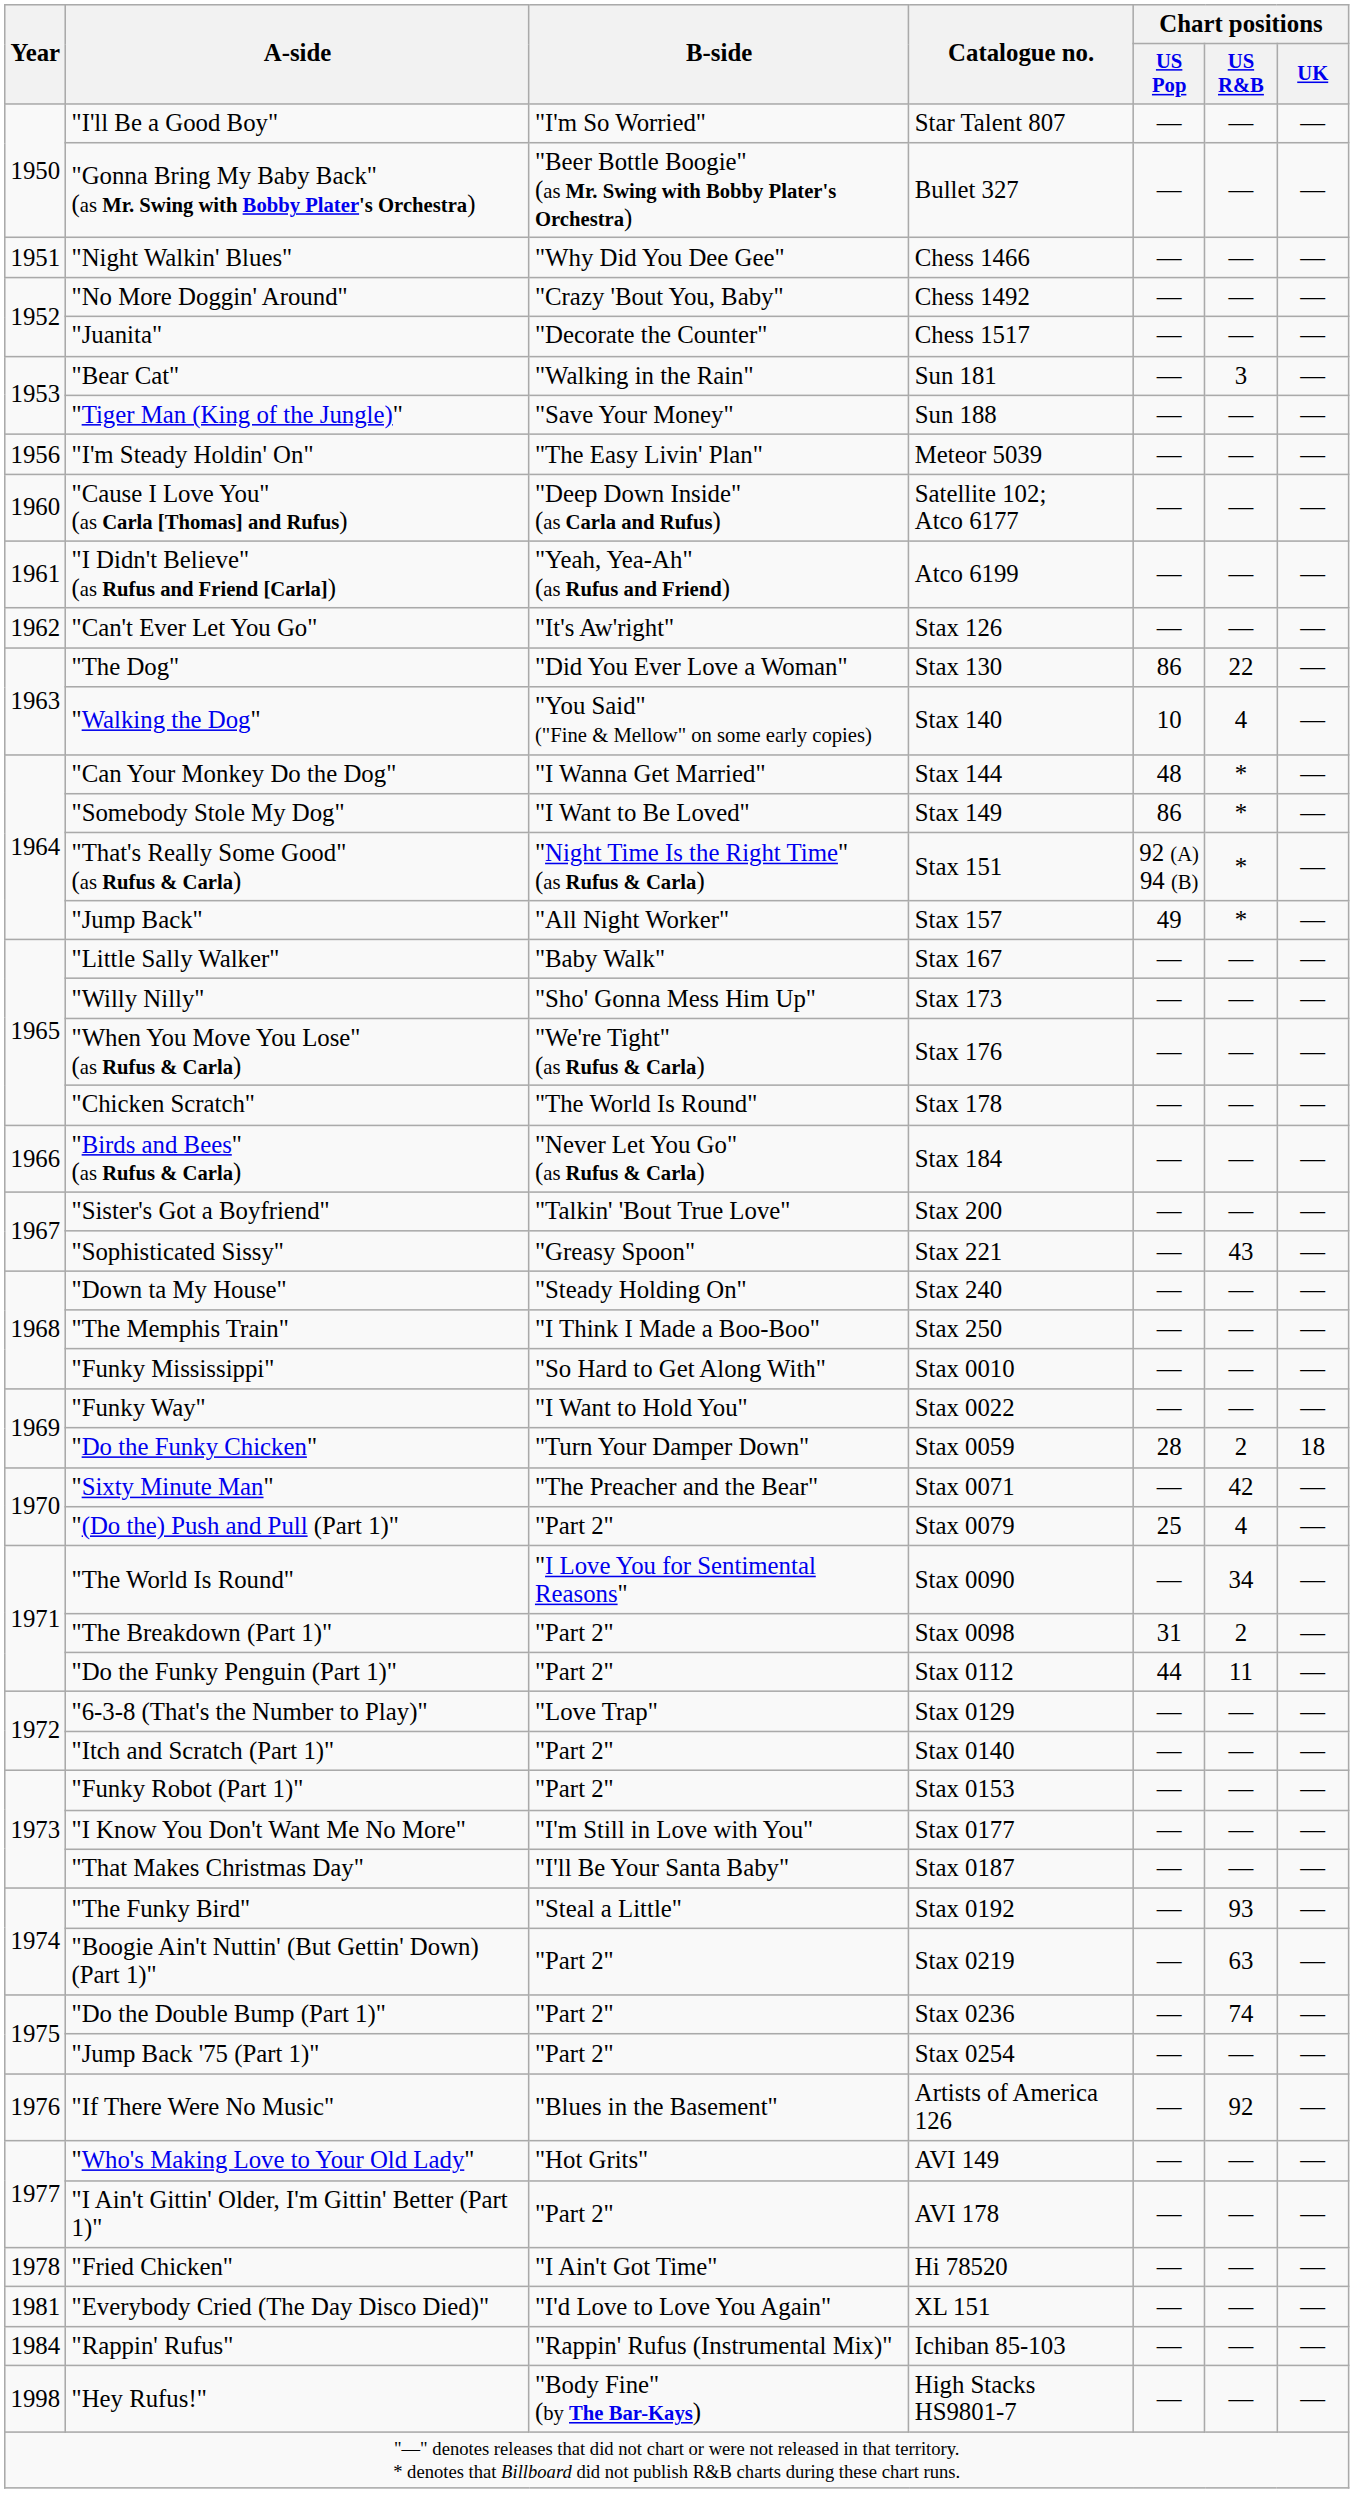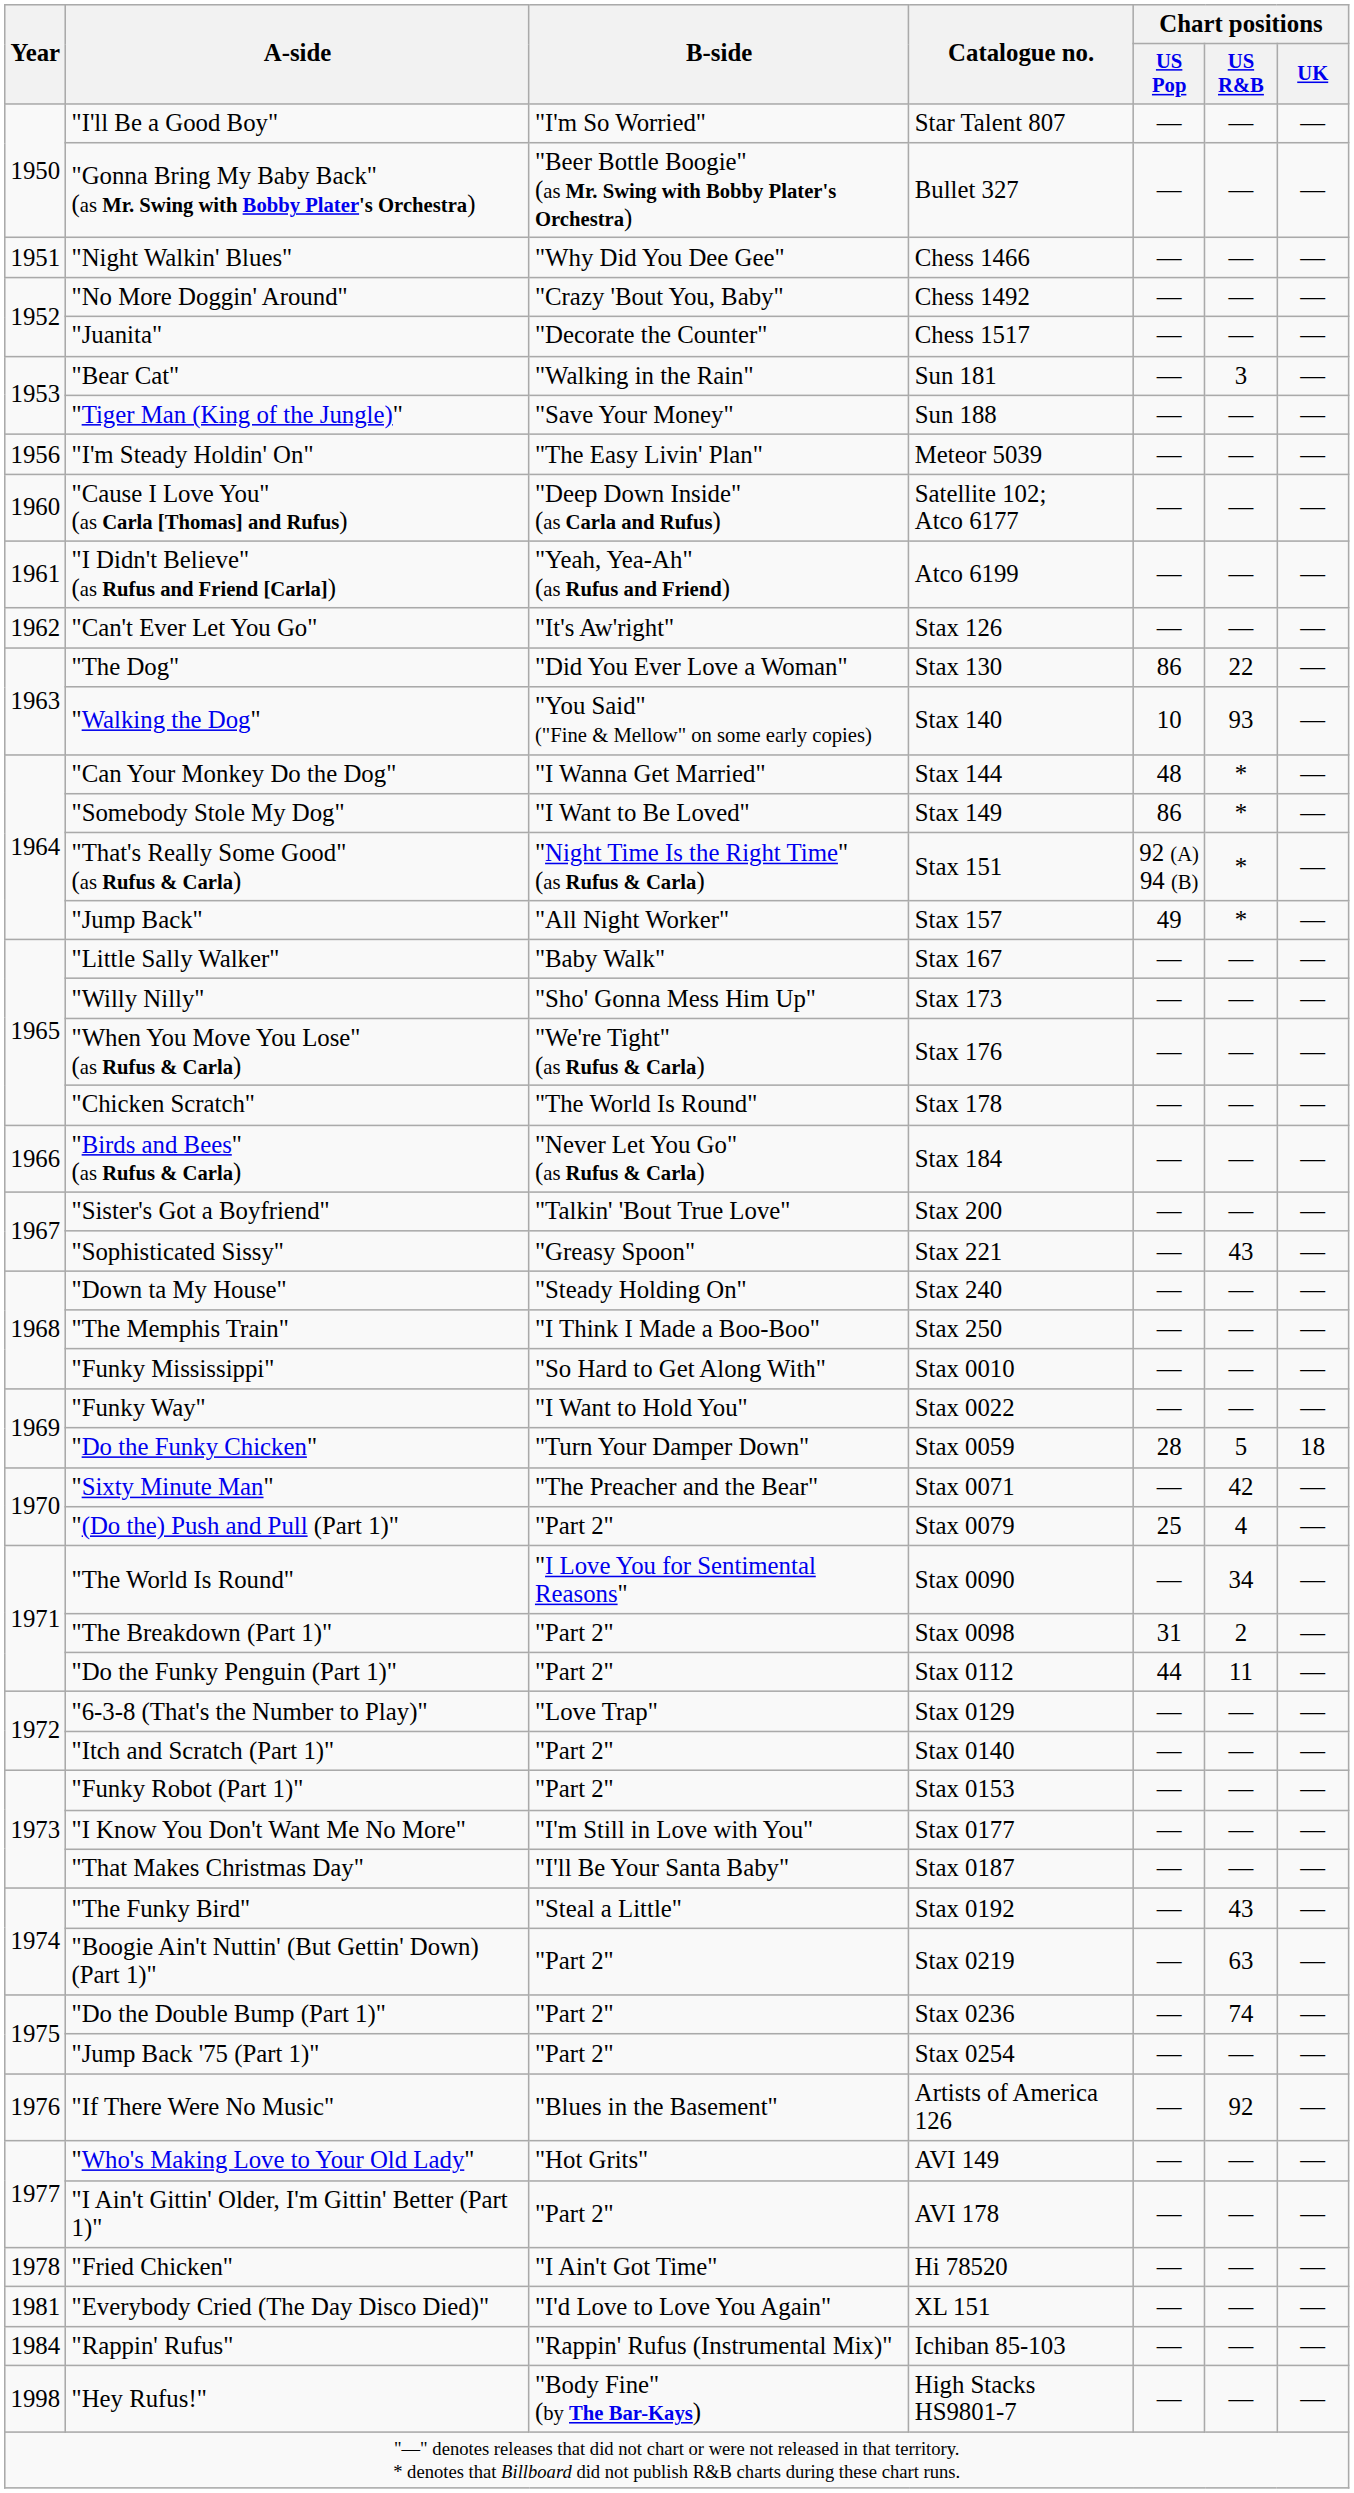(1241, 720) 4 -> (1241, 720) 93
(1241, 1447) 2 -> (1241, 1447) 5
(1241, 1907) 93 -> (1241, 1907) 43
